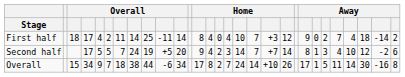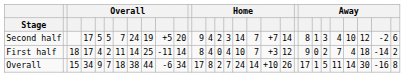rows swapped: (31, 38) <-> (34, 52)
